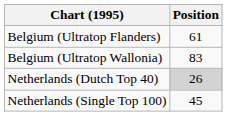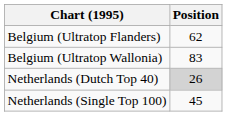(196, 36) 61 -> (196, 36) 62
